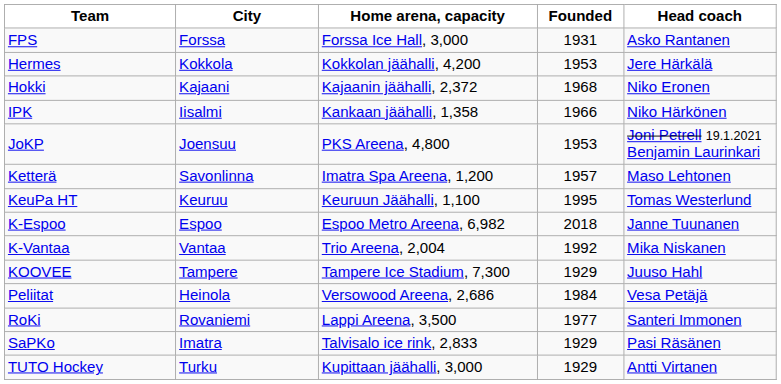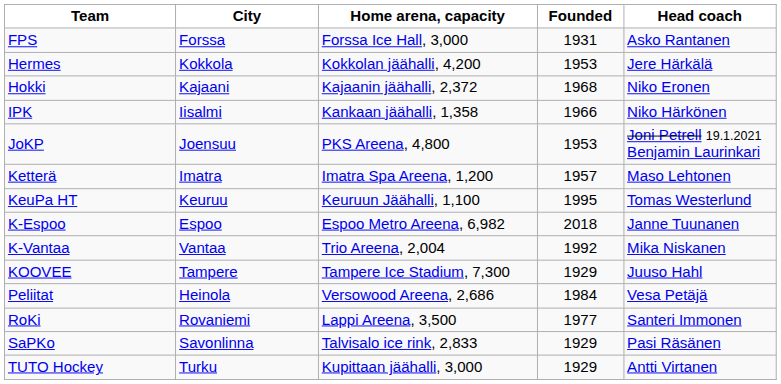(216, 176) Savonlinna -> (200, 176) Imatra
(200, 343) Imatra -> (216, 343) Savonlinna
